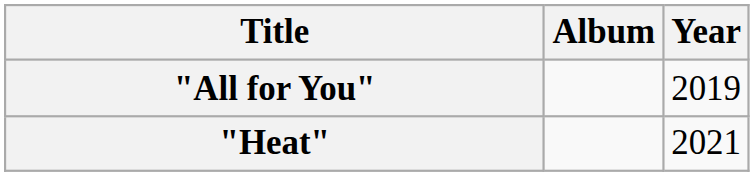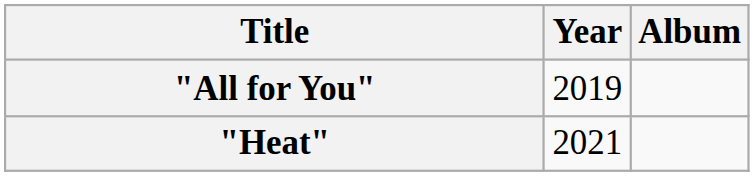columns swapped: (706, 32) <-> (604, 32)
